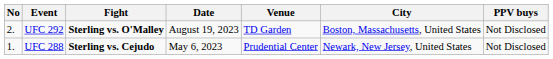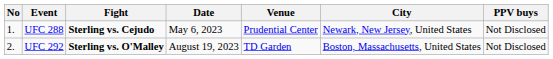rows swapped: (44, 46) <-> (44, 29)
